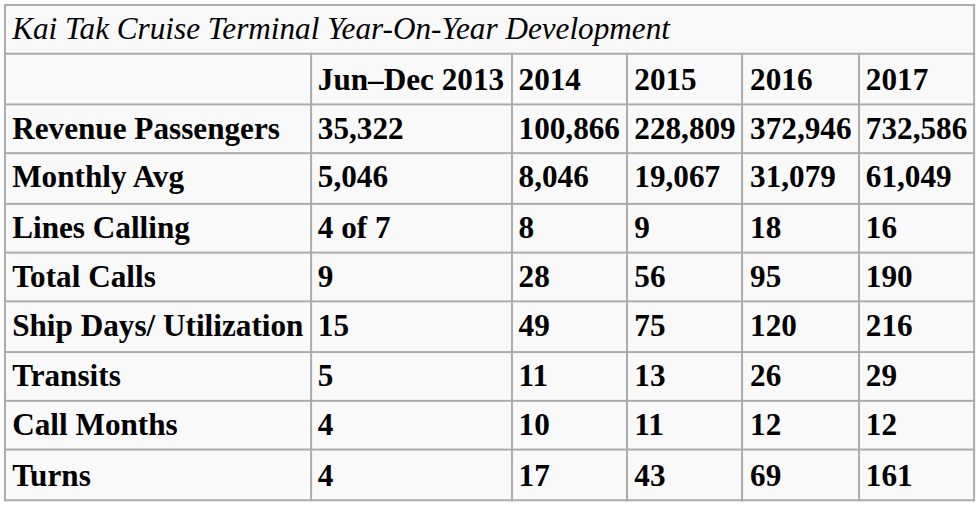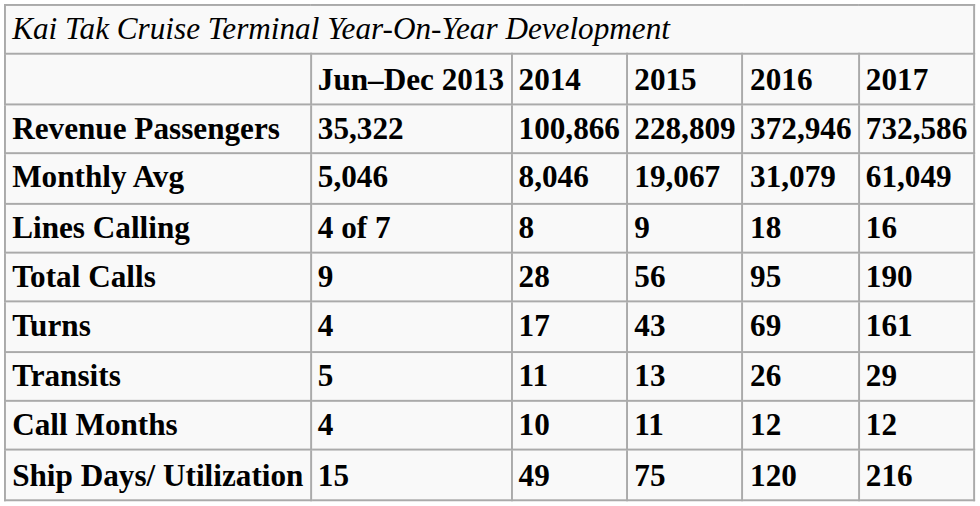rows swapped: (51, 474) <-> (158, 326)
